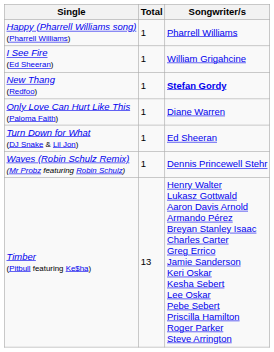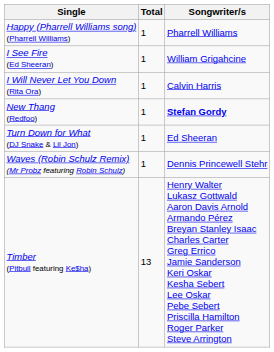+ row: (61, 85)
- row: (68, 111)
